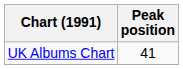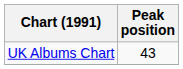(148, 53) 41 -> (148, 53) 43
